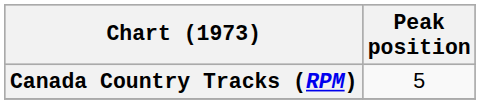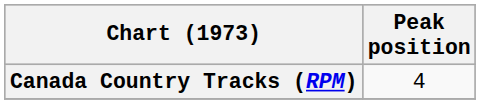(419, 82) 5 -> (419, 82) 4
